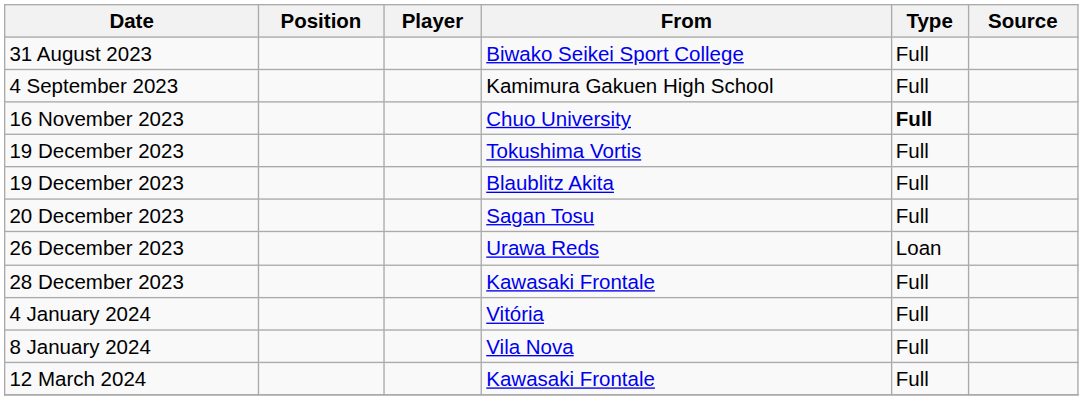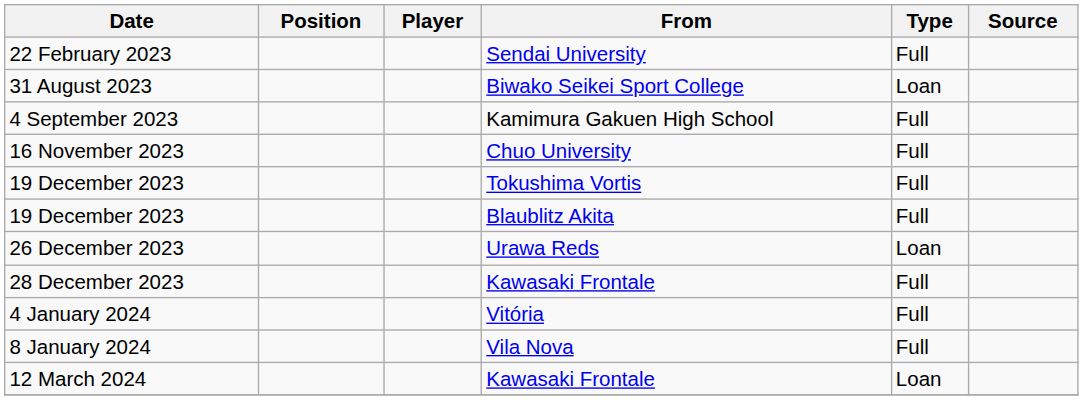+ row: (90, 54)
(912, 54) Full -> (919, 86) Loan
(914, 119) bold -> (912, 151) normal
- row: (97, 216)
(912, 378) Full -> (919, 378) Loan
